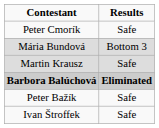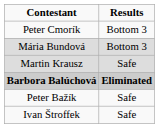(127, 30) Safe -> (127, 30) Bottom 3
